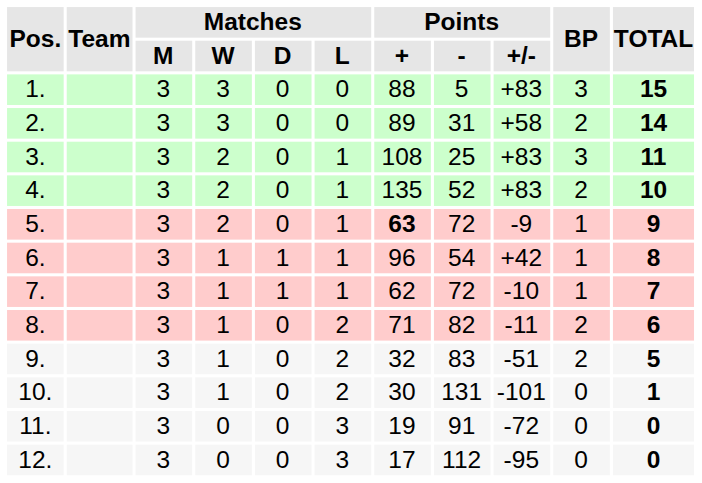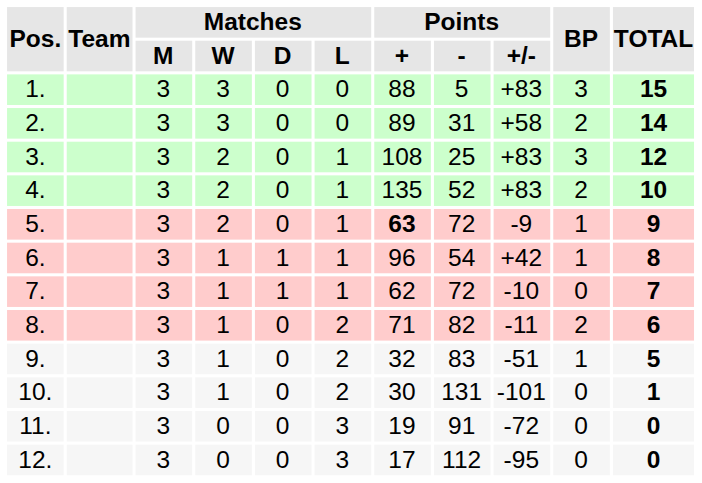(654, 156) 11 -> (654, 156) 12
(581, 291) 1 -> (581, 291) 0
(581, 358) 2 -> (581, 358) 1
